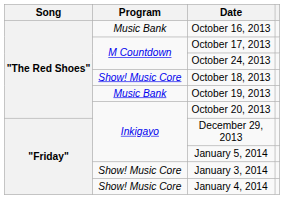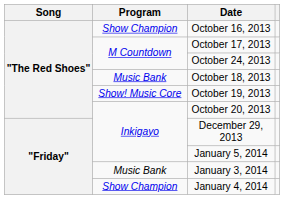(140, 28) Music Bank -> (140, 28) Show Champion
(140, 77) Show! Music Core -> (140, 77) Music Bank
(140, 93) Music Bank -> (140, 93) Show! Music Core
(140, 170) Show! Music Core -> (140, 170) Music Bank
(140, 186) Show! Music Core -> (140, 186) Show Champion
